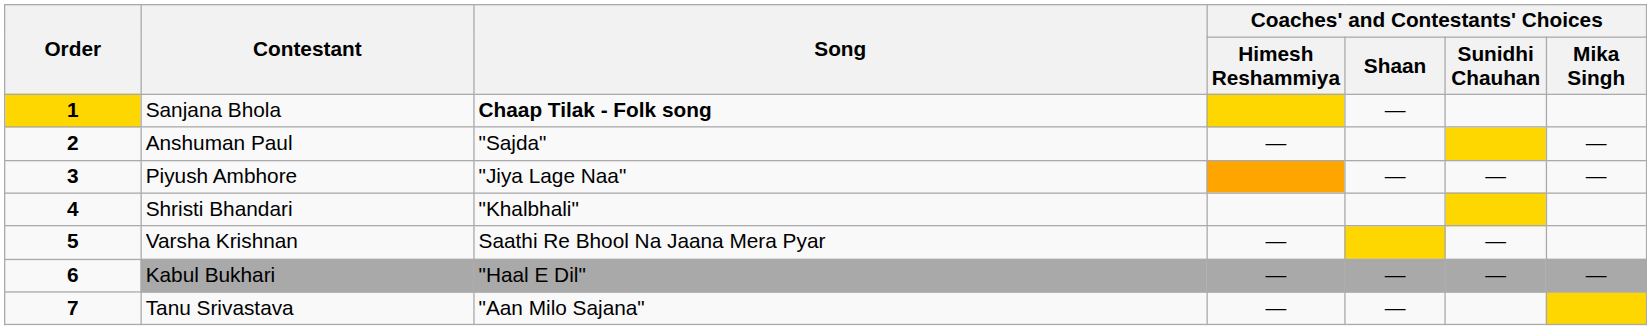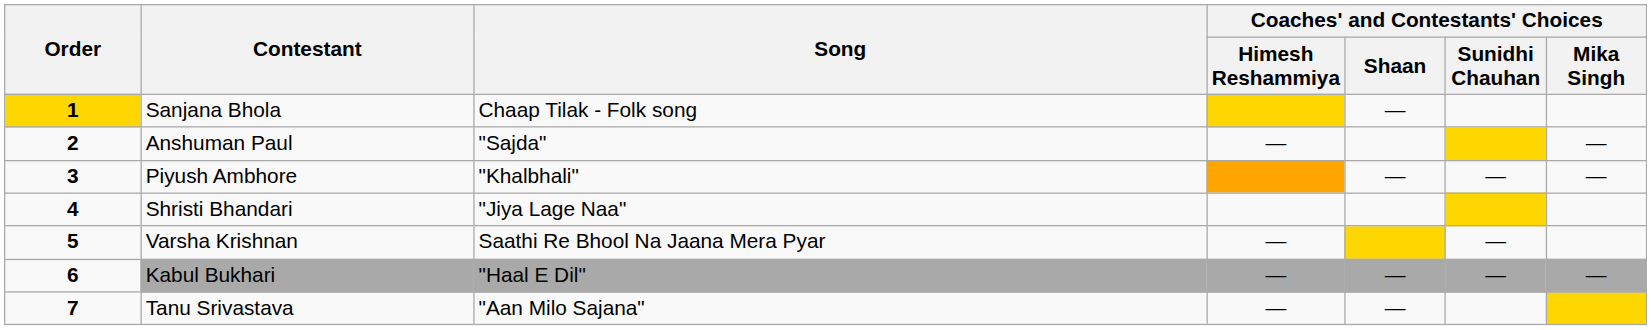(595, 110) bold -> (588, 110) normal
(552, 176) "Jiya Lage Naa" -> (529, 176) "Khalbhali"
(529, 209) "Khalbhali" -> (552, 209) "Jiya Lage Naa"
